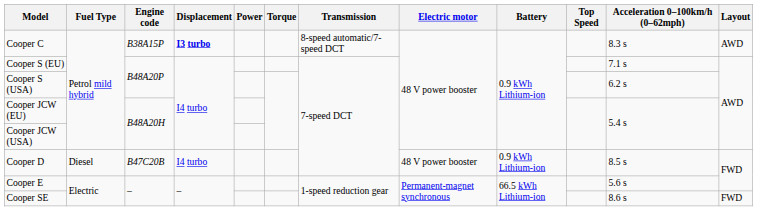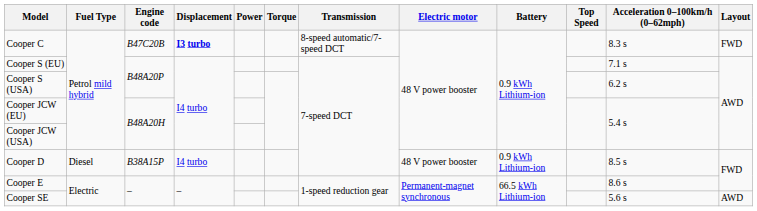(145, 43) B38A15P -> (146, 43) B47C20B
(732, 43) AWD -> (732, 43) FWD
(146, 162) B47C20B -> (145, 162) B38A15P
(618, 183) 5.6 s -> (618, 183) 8.6 s
(618, 198) 8.6 s -> (618, 198) 5.6 s
(732, 198) FWD -> (732, 198) AWD
